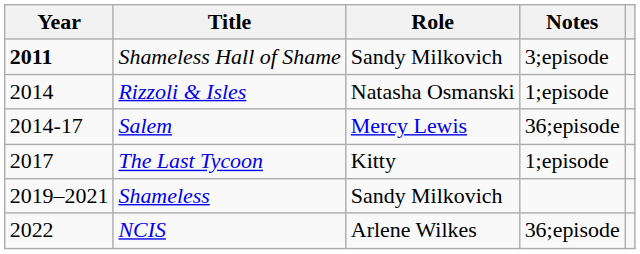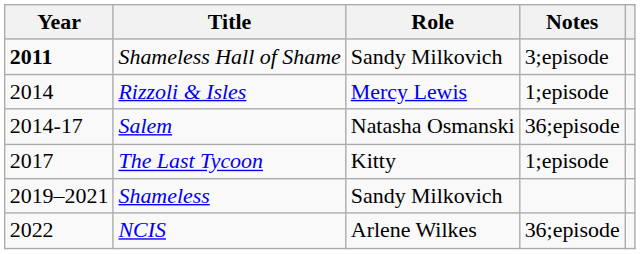(433, 91) Natasha Osmanski -> (409, 91) Mercy Lewis
(409, 126) Mercy Lewis -> (433, 126) Natasha Osmanski
